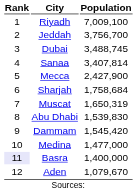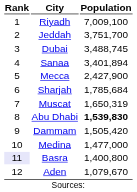(106, 35) 3,756,700 -> (106, 35) 3,751,700
(106, 62) 3,407,814 -> (106, 62) 3,401,894
(106, 90) 1,758,684 -> (106, 90) 1,785,684
(106, 117) normal -> (106, 117) bold
(106, 131) 1,545,420 -> (106, 131) 1,505,420
(106, 158) 1,400,000 -> (106, 158) 1,400,800
